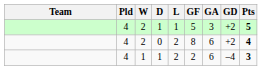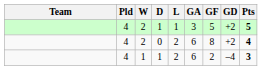columns swapped: (193, 12) <-> (211, 12)
